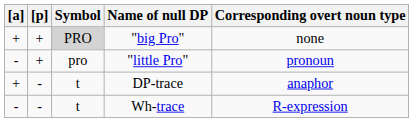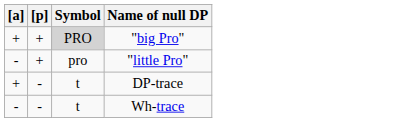- column: (310, 15)
